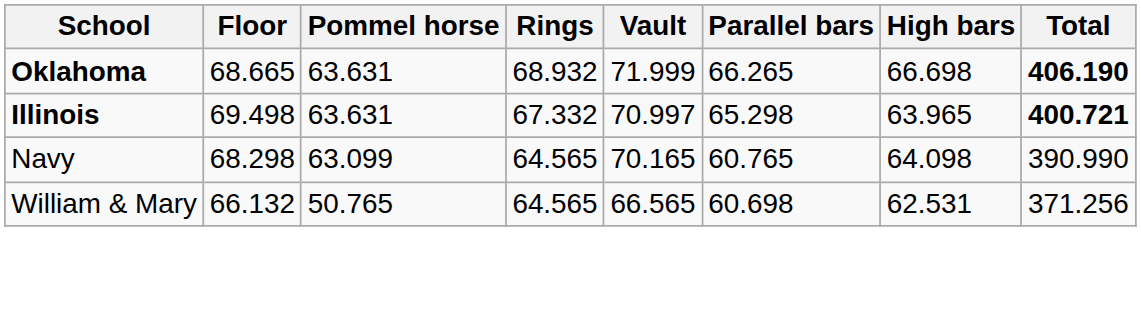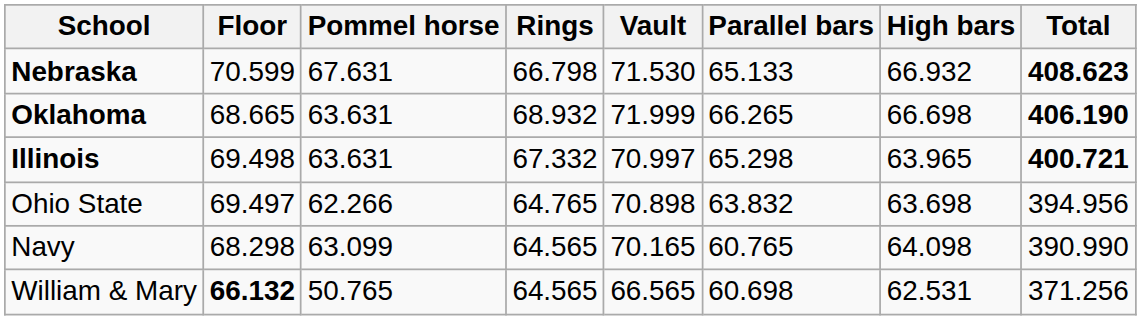+ row: (74, 70)
+ row: (77, 203)
(252, 203) normal -> (252, 291) bold
